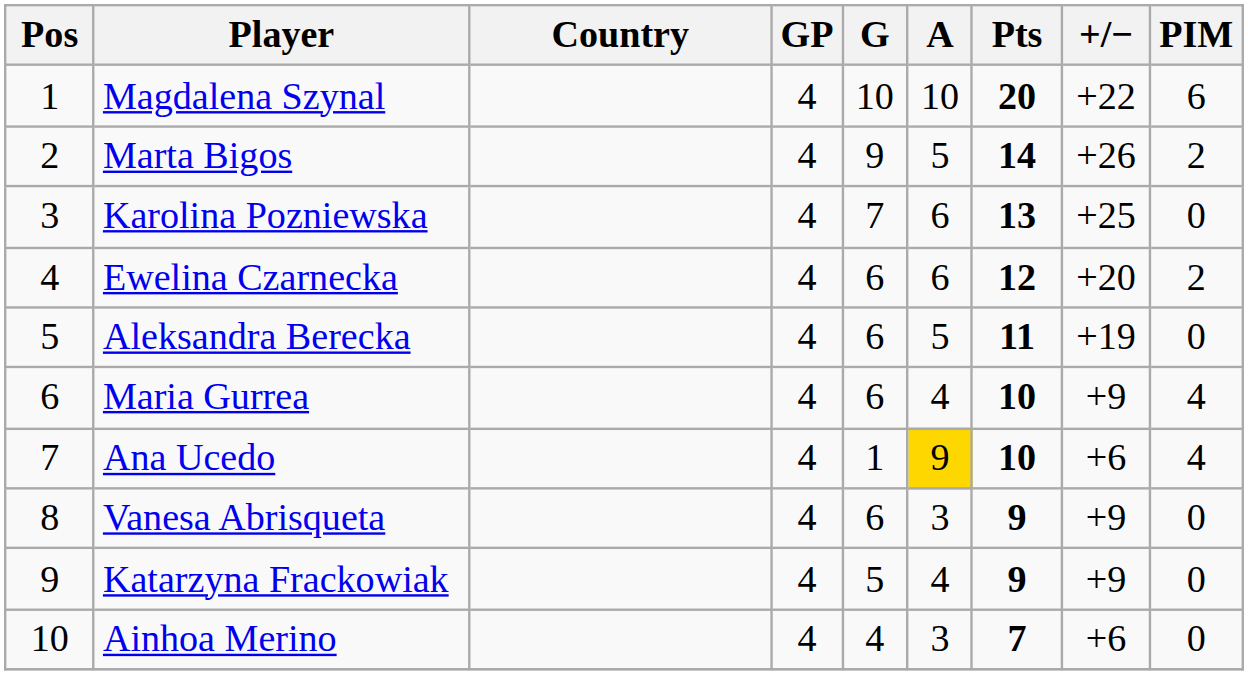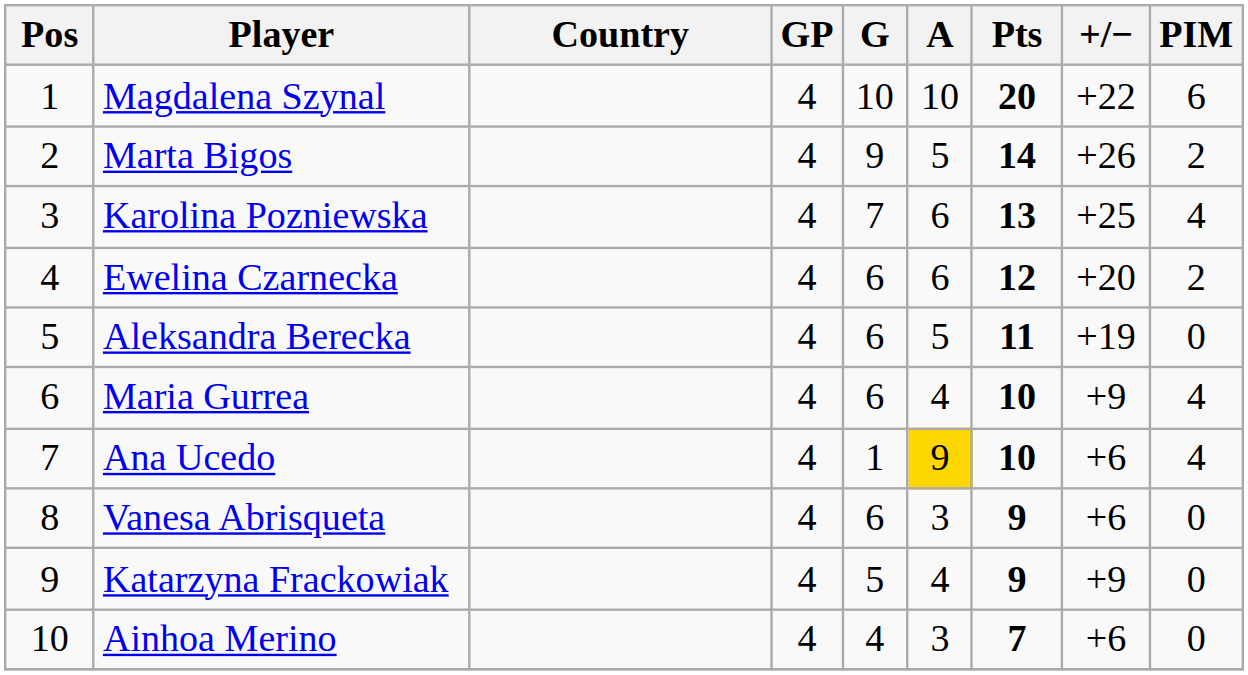(1196, 215) 0 -> (1196, 215) 4
(1106, 517) +9 -> (1106, 517) +6
